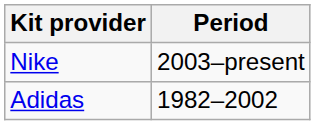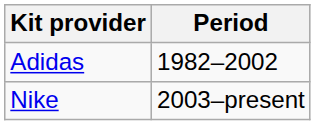rows swapped: (47, 100) <-> (34, 61)
